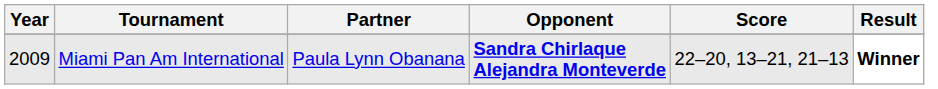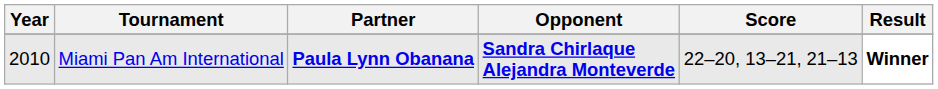(29, 59) 2009 -> (29, 59) 2010
(379, 59) normal -> (383, 59) bold
